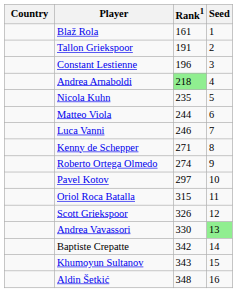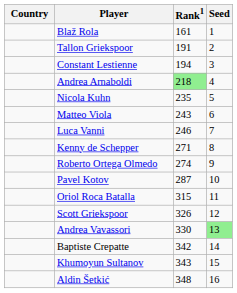(183, 65) 196 -> (183, 65) 194
(183, 114) 244 -> (183, 114) 243
(183, 180) 297 -> (183, 180) 287
